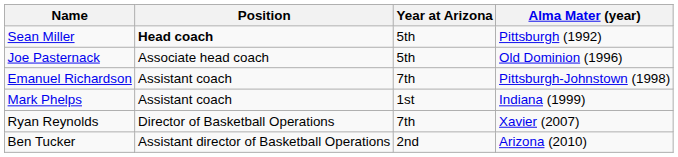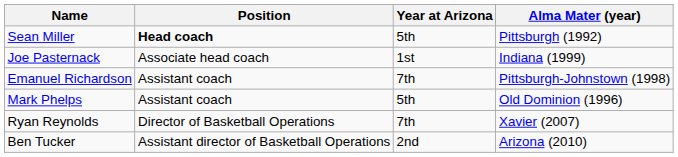(406, 58) 5th -> (406, 58) 1st
(561, 58) Old Dominion (1996) -> (542, 58) Indiana (1999)
(406, 100) 1st -> (406, 100) 5th
(542, 100) Indiana (1999) -> (561, 100) Old Dominion (1996)
